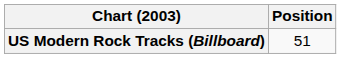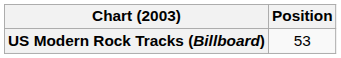(302, 41) 51 -> (302, 41) 53
